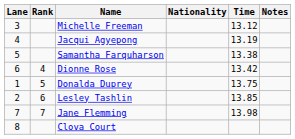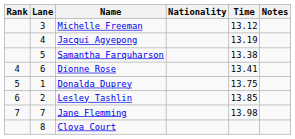columns swapped: (43, 12) <-> (17, 12)
(244, 69) 13.42 -> (244, 69) 13.41
